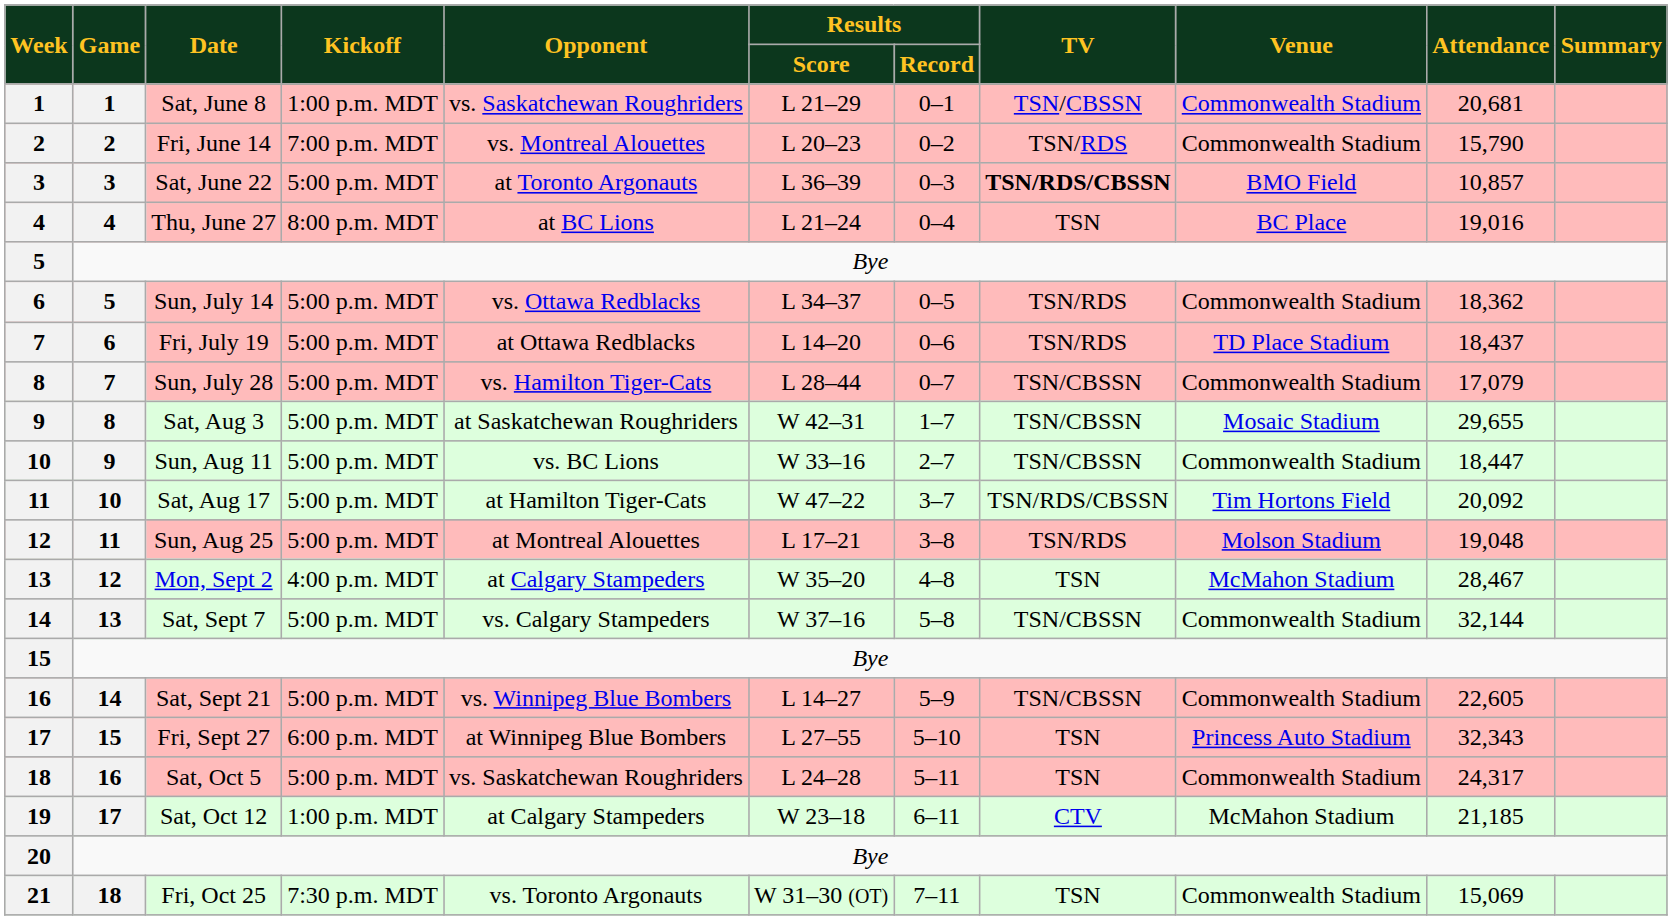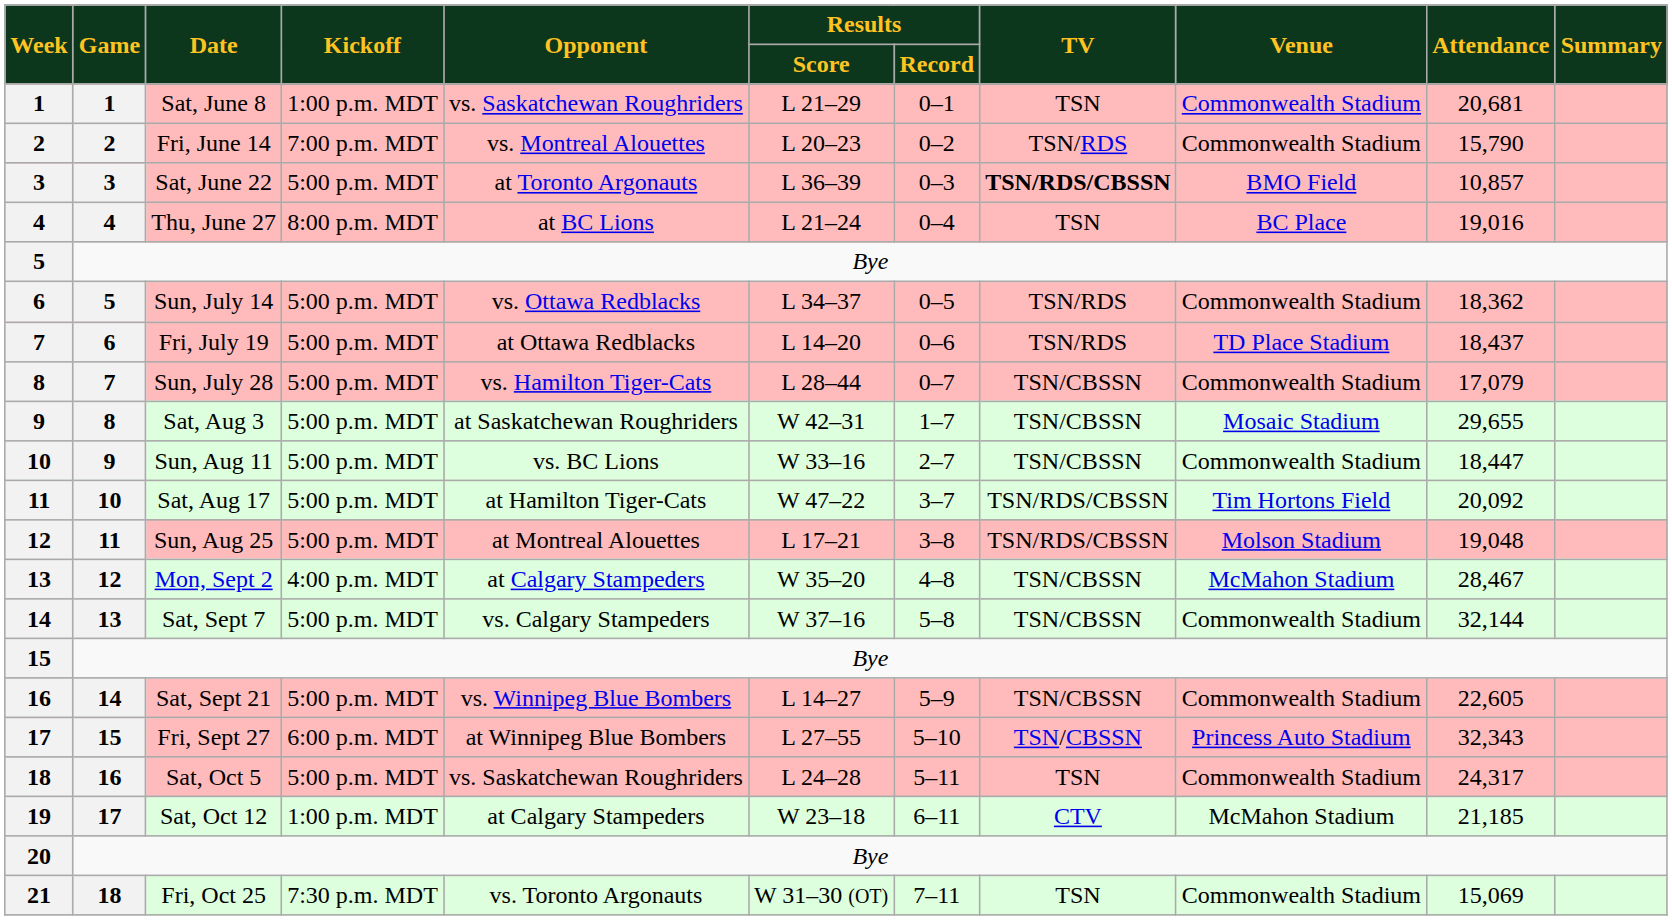(1078, 103) TSN/CBSSN -> (1078, 103) TSN
(1078, 539) TSN/RDS -> (1078, 539) TSN/RDS/CBSSN
(1078, 578) TSN -> (1078, 578) TSN/CBSSN
(1078, 737) TSN -> (1078, 737) TSN/CBSSN
